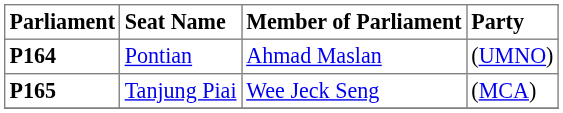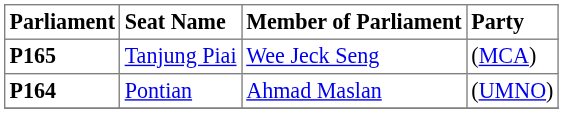rows swapped: (33, 56) <-> (33, 90)
